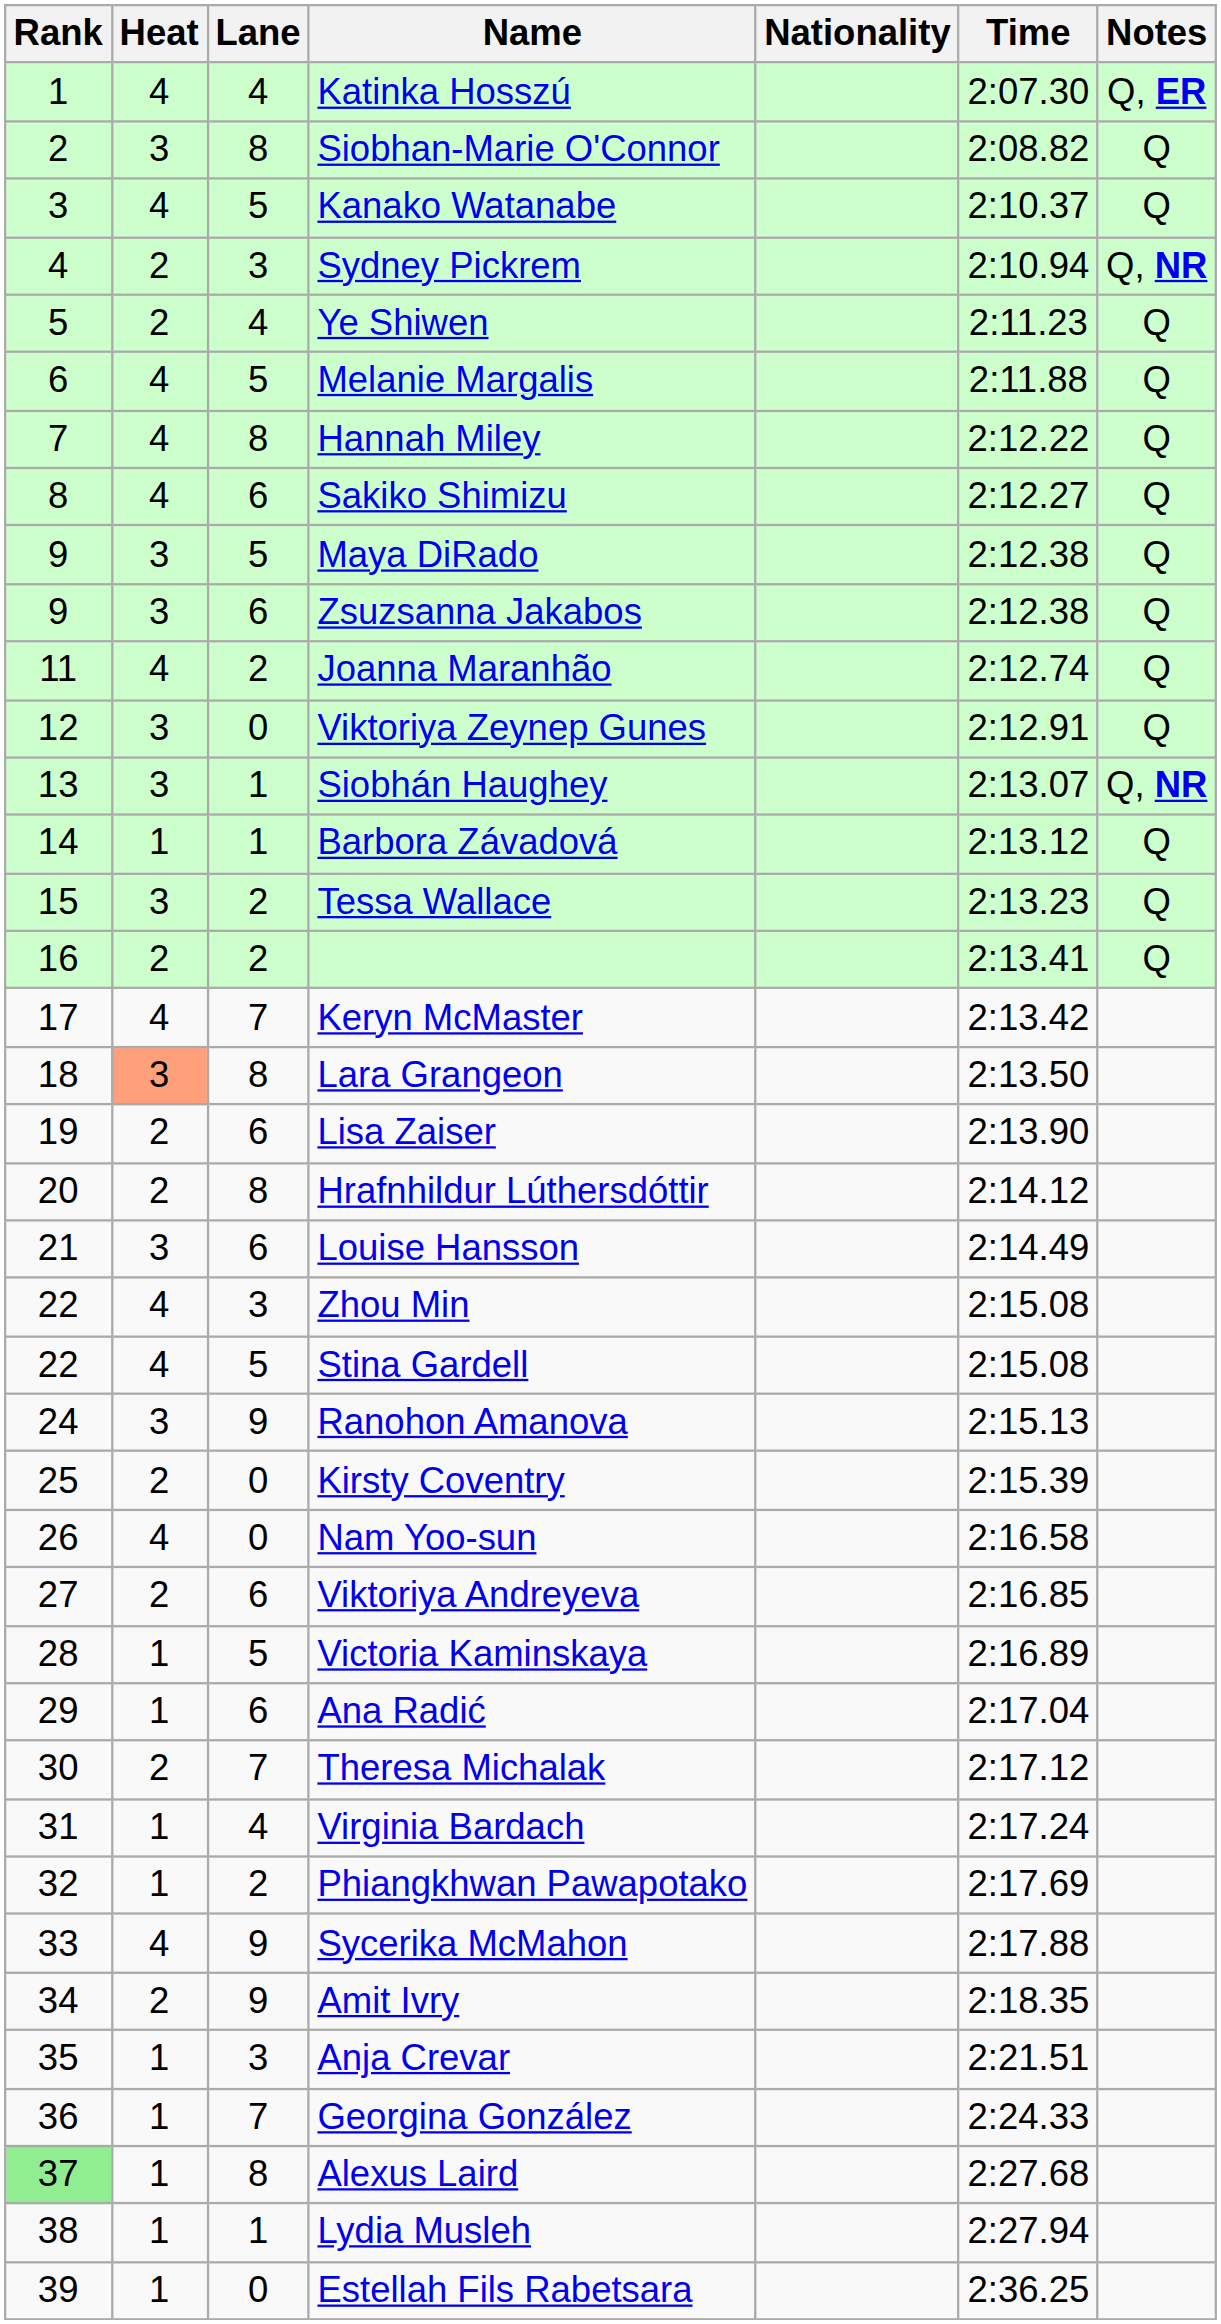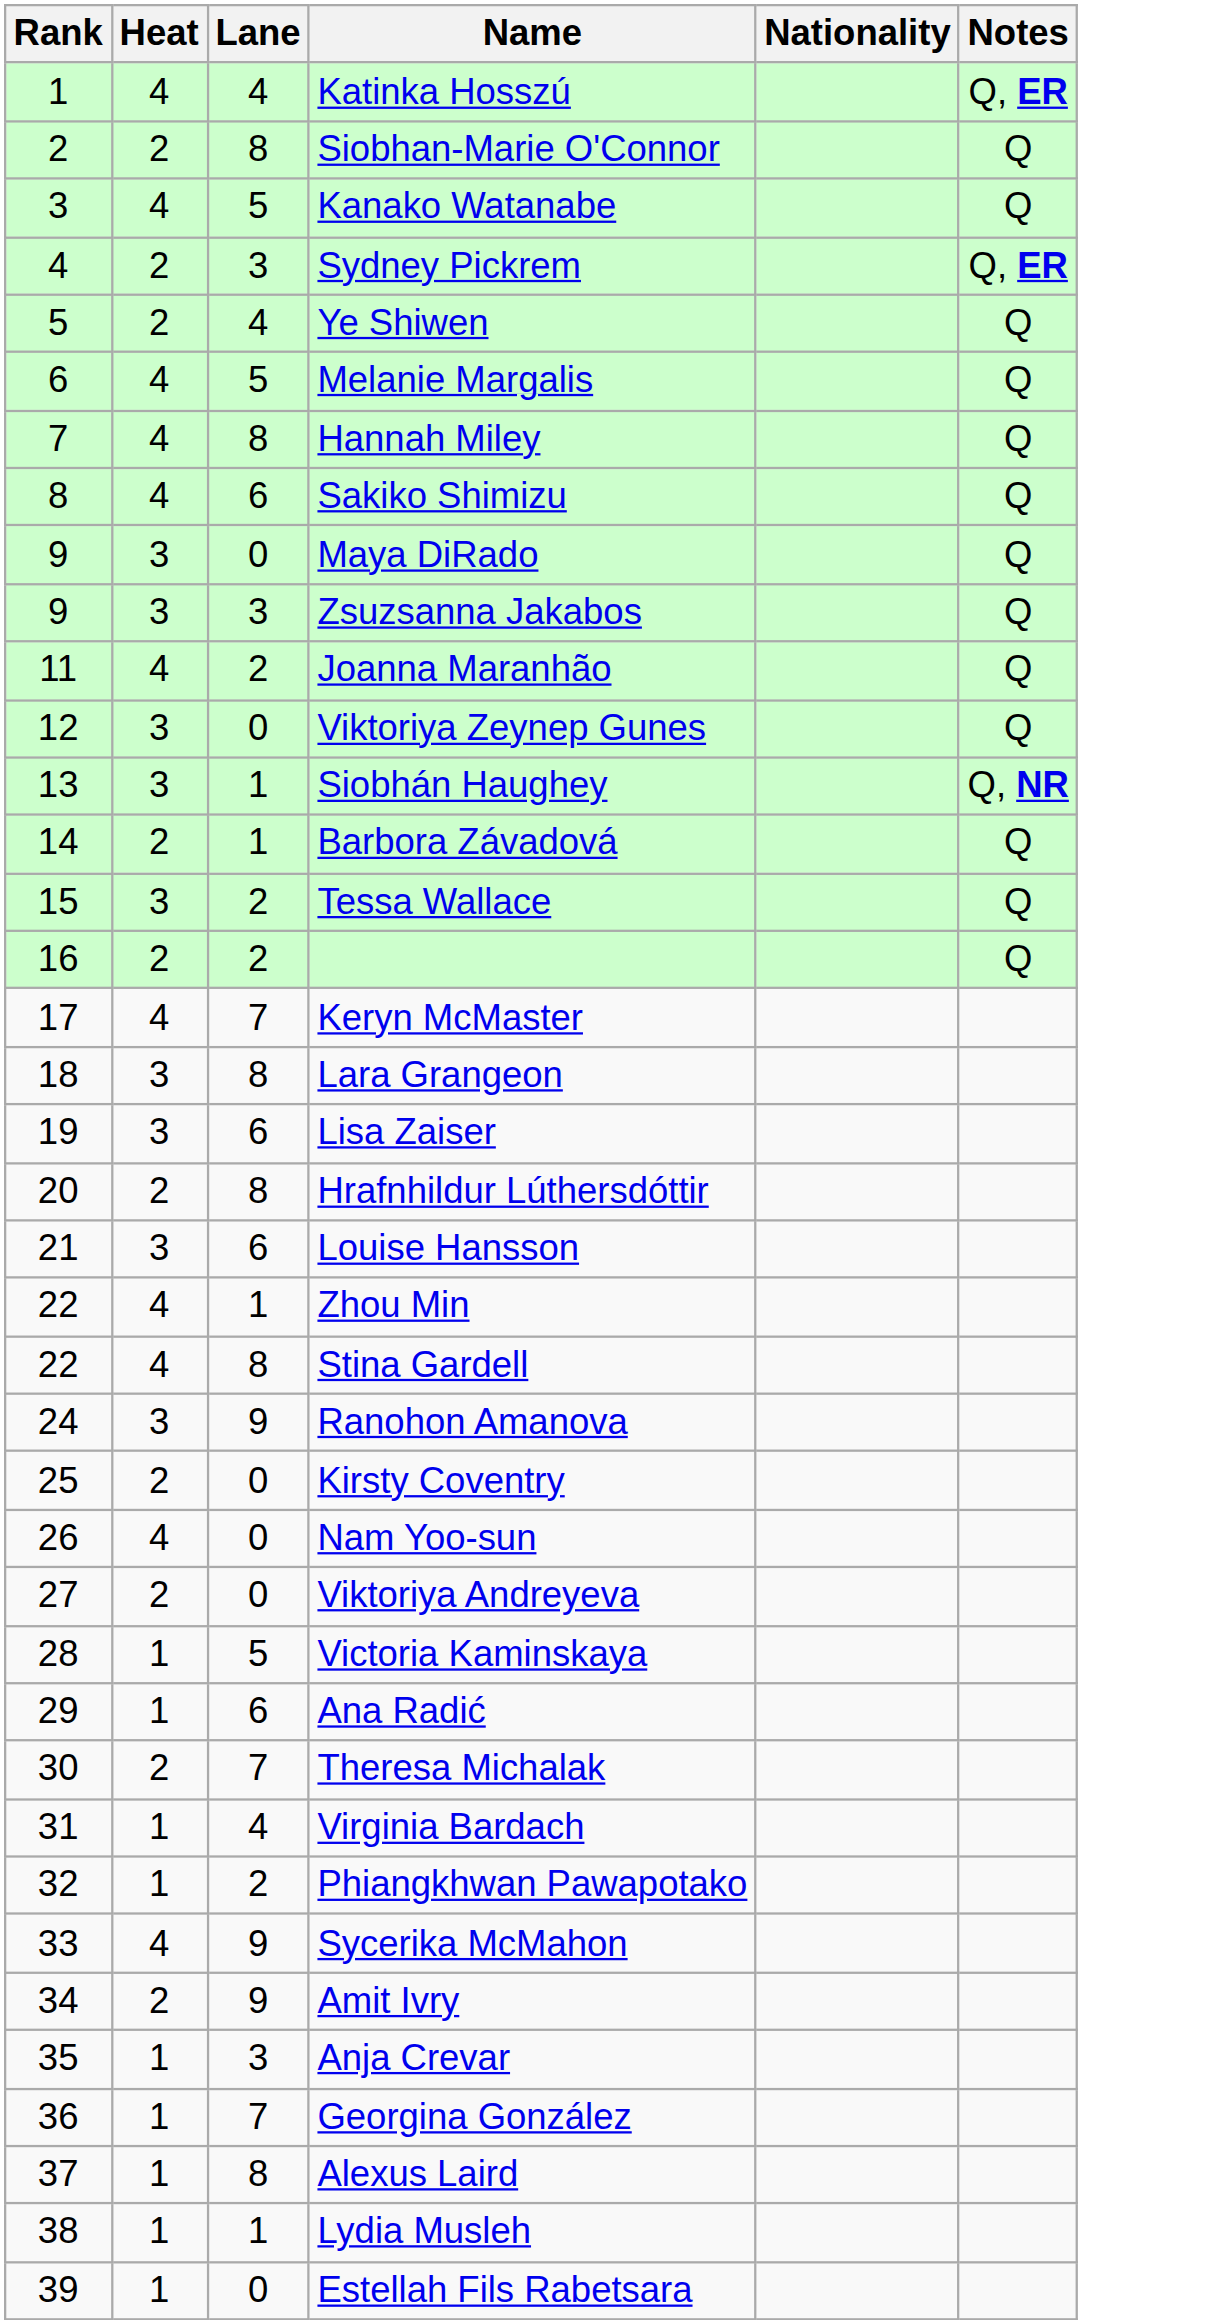- column: (1028, 33)
(159, 149) 3 -> (159, 149) 2
(1157, 264) Q, NR -> (1018, 264) Q, ER
(258, 554) 5 -> (258, 554) 0
(258, 611) 6 -> (258, 611) 3
(159, 843) 1 -> (159, 843) 2
(159, 1074) lightsalmon background -> (159, 1074) no background
(159, 1132) 2 -> (159, 1132) 3
(258, 1306) 3 -> (258, 1306) 1
(258, 1364) 5 -> (258, 1364) 8
(258, 1595) 6 -> (258, 1595) 0
(58, 2174) lightgreen background -> (58, 2174) no background
